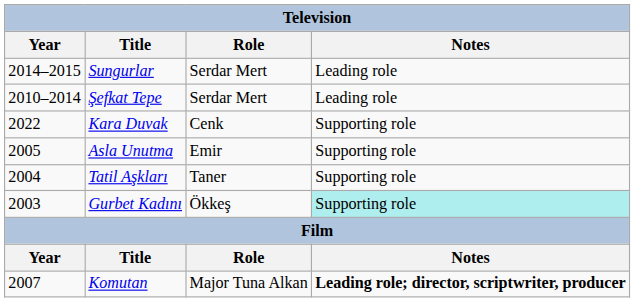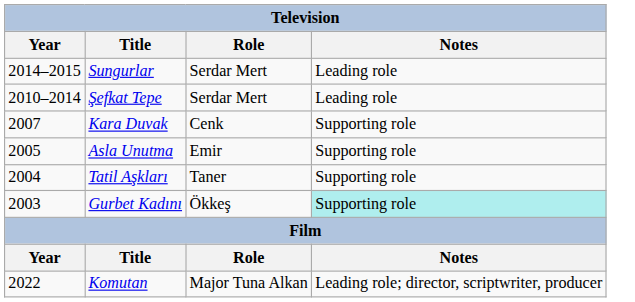(24, 124) 2022 -> (24, 124) 2007
(24, 284) 2007 -> (24, 284) 2022
(471, 284) bold -> (459, 284) normal
